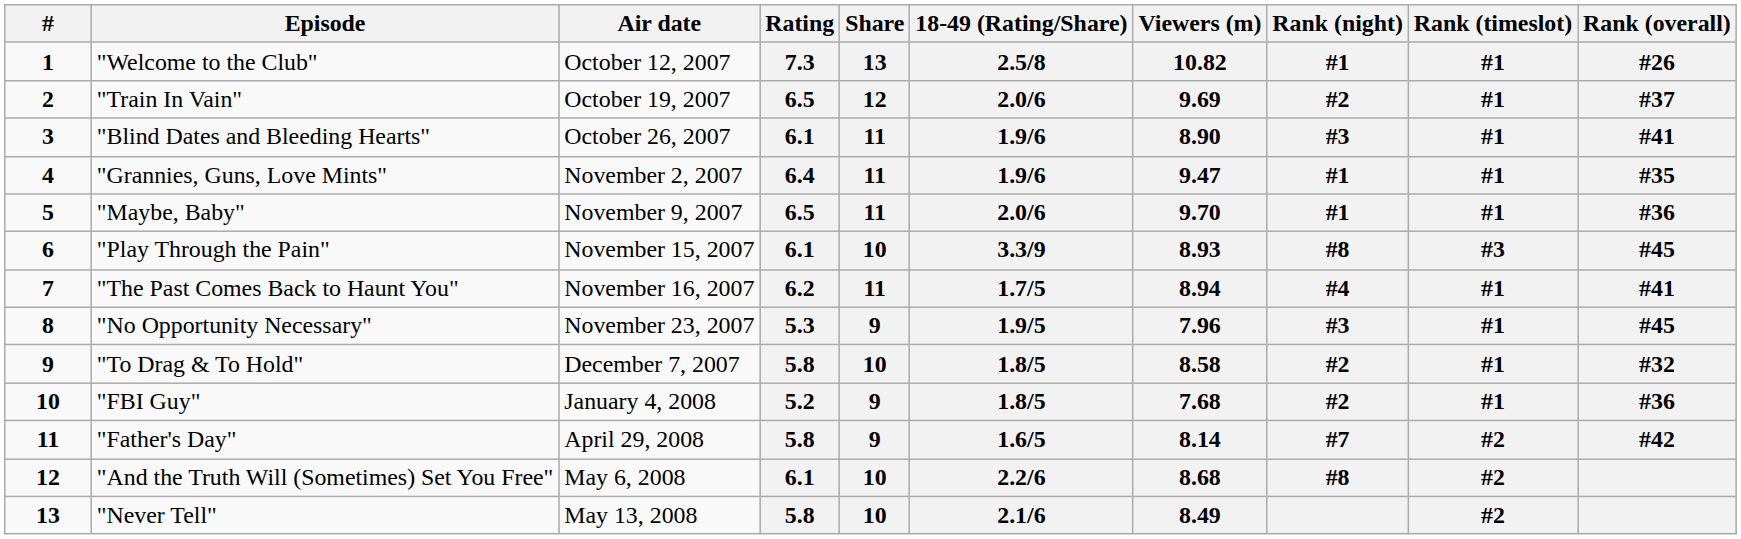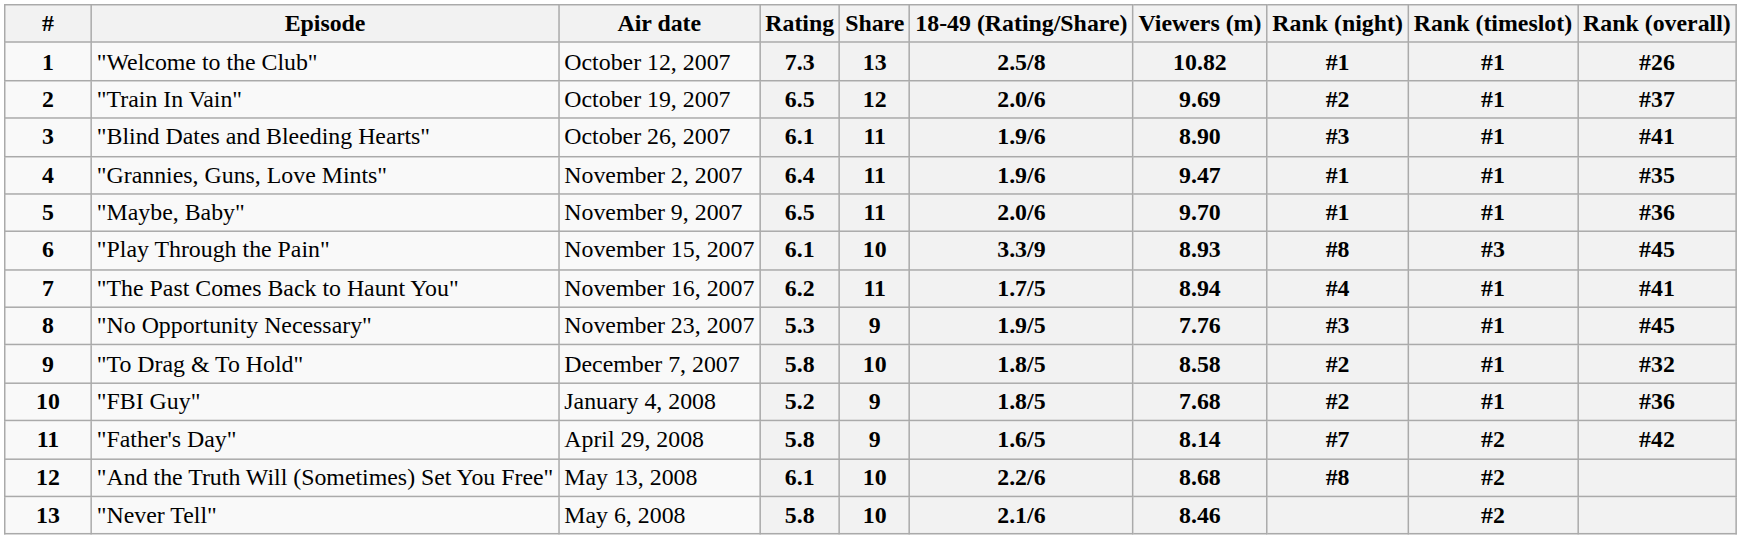(1200, 325) 7.96 -> (1200, 325) 7.76
(625, 477) May 6, 2008 -> (631, 477) May 13, 2008
(631, 514) May 13, 2008 -> (625, 514) May 6, 2008
(1200, 514) 8.49 -> (1200, 514) 8.46
